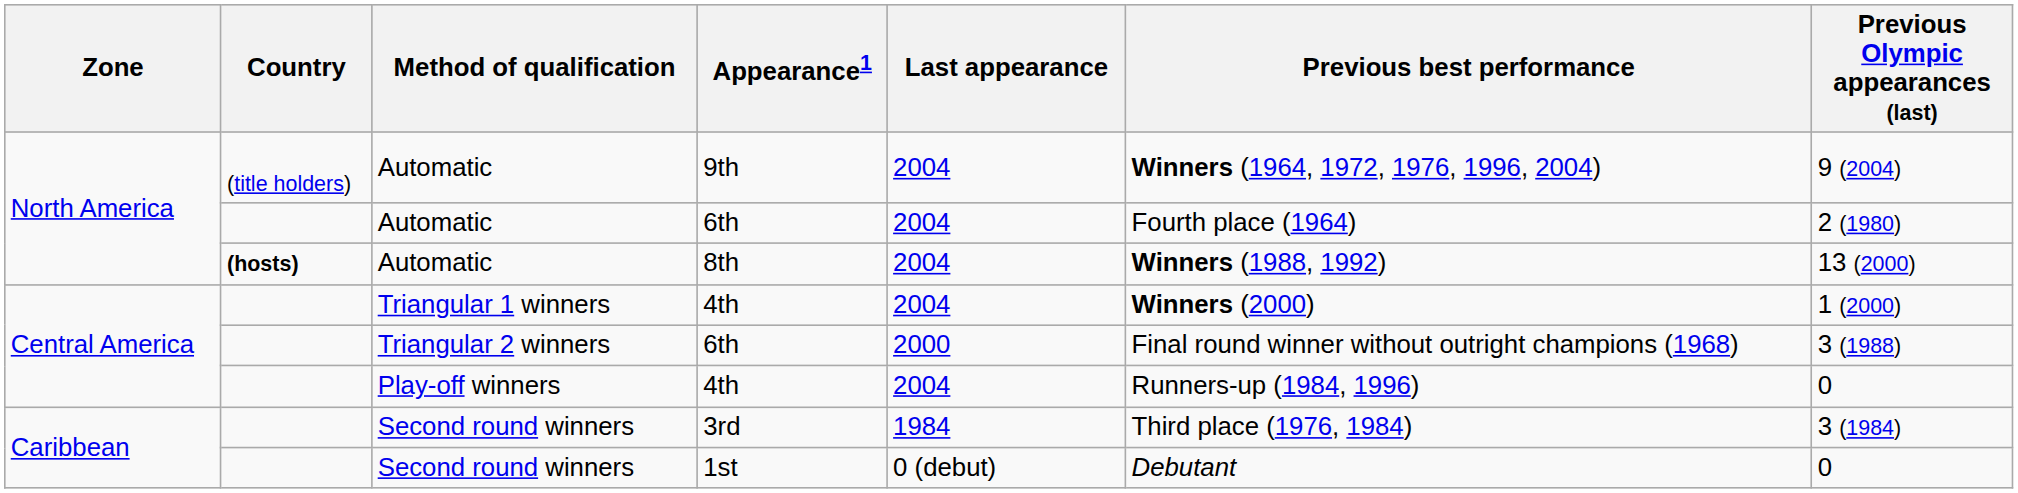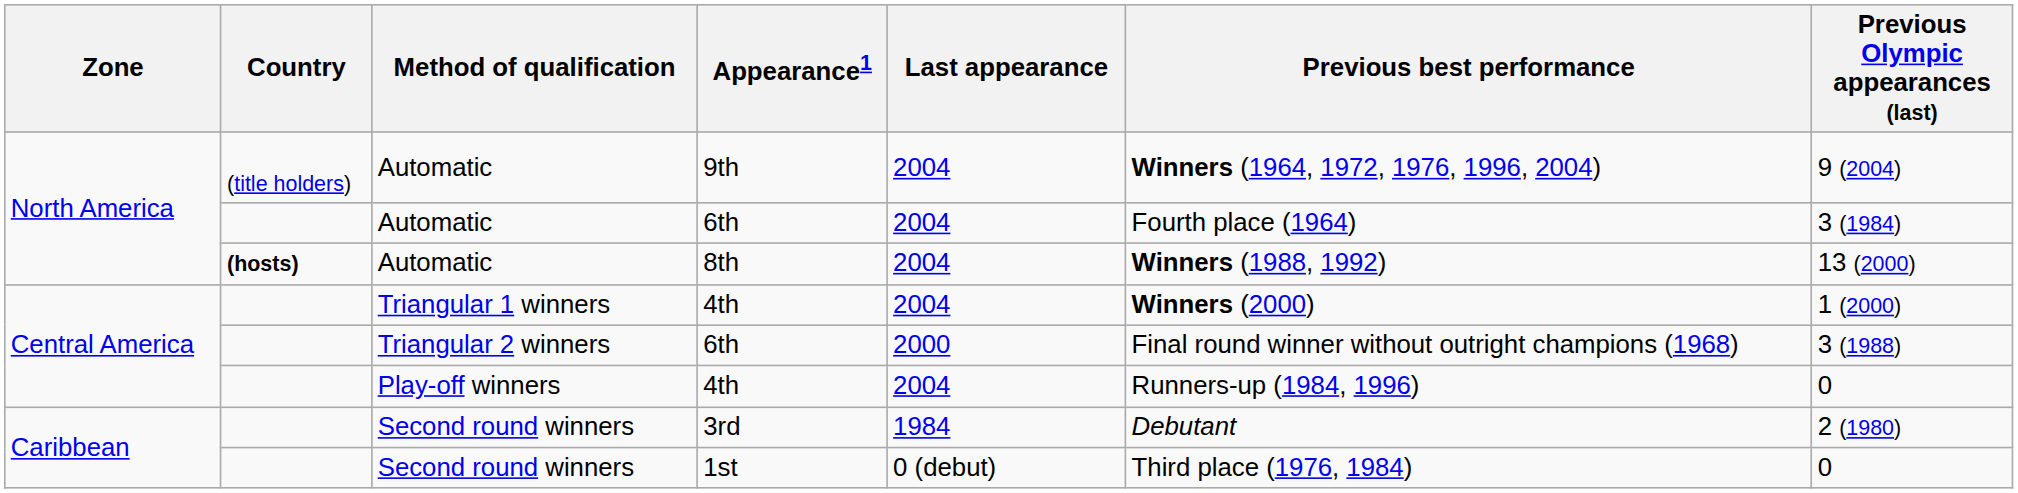(1859, 222) 2 (1980) -> (1859, 222) 3 (1984)
(1272, 426) Third place (1976, 1984) -> (1184, 426) Debutant
(1859, 426) 3 (1984) -> (1859, 426) 2 (1980)
(1184, 467) Debutant -> (1272, 467) Third place (1976, 1984)
